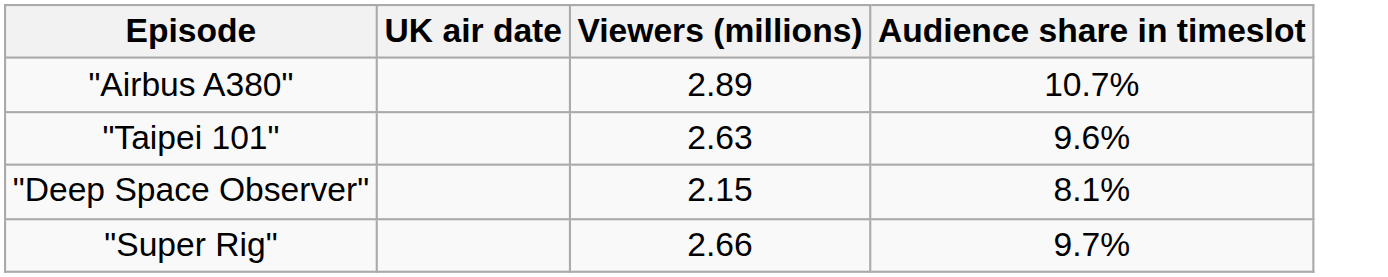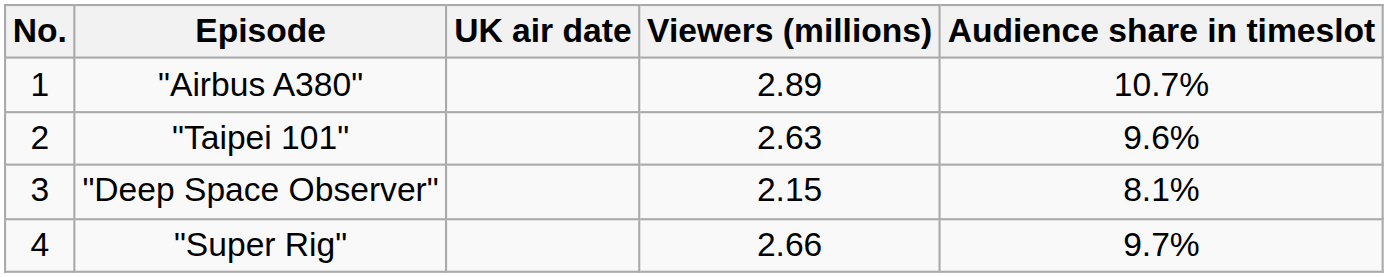+ column: (40, 31)
